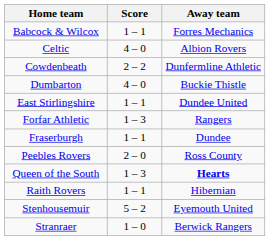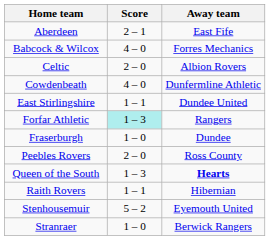+ row: (56, 31)
(135, 31) 1 – 1 -> (135, 48) 4 – 0
(135, 48) 4 – 0 -> (135, 66) 2 – 0
(135, 66) 2 – 2 -> (135, 84) 4 – 0
- row: (56, 84)
(135, 119) no background -> (135, 119) paleturquoise background
(135, 137) 1 – 1 -> (135, 137) 1 – 0
